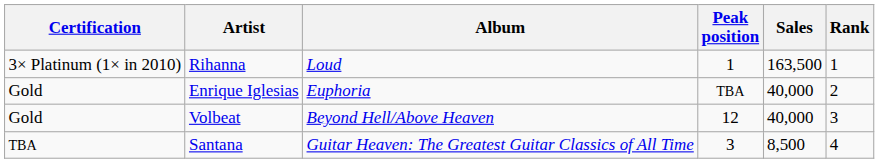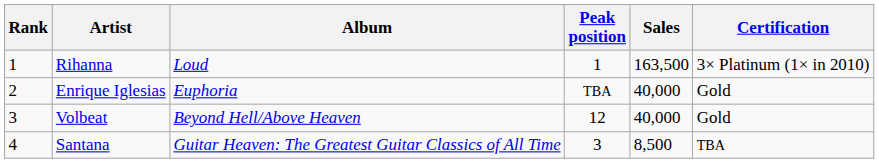columns swapped: (850, 27) <-> (95, 27)
